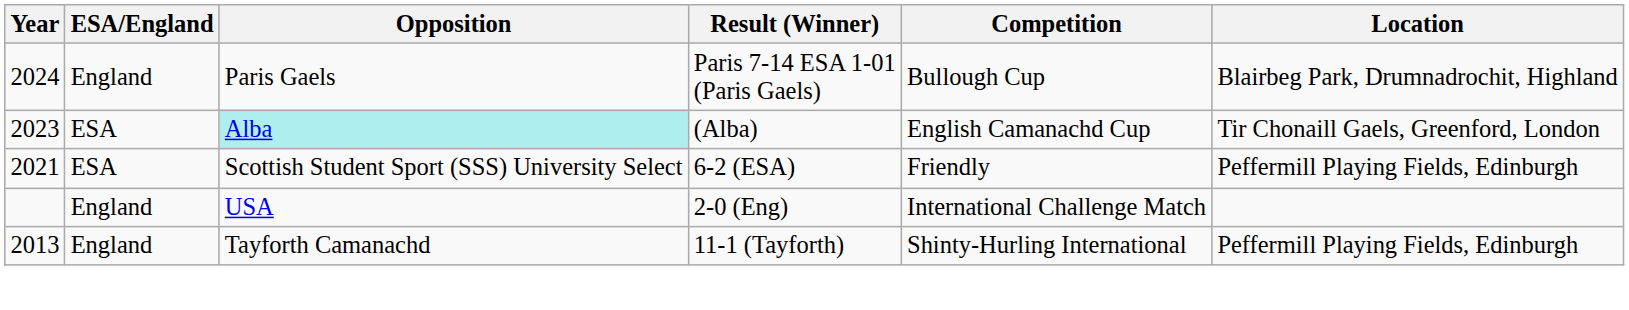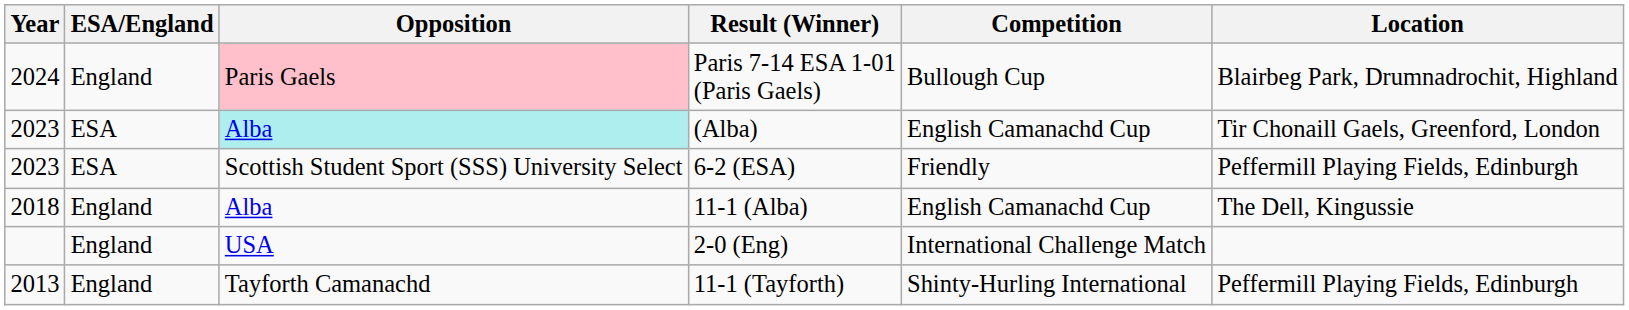(280, 76) no background -> (280, 76) pink background
(35, 167) 2021 -> (35, 167) 2023
+ row: (751, 206)
